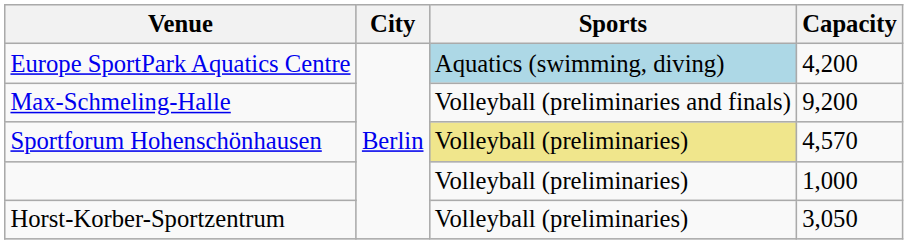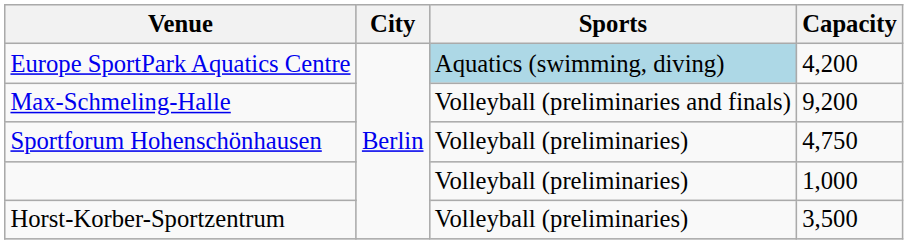(562, 141) khaki background -> (562, 141) no background
(830, 141) 4,570 -> (830, 141) 4,750
(830, 219) 3,050 -> (830, 219) 3,500
